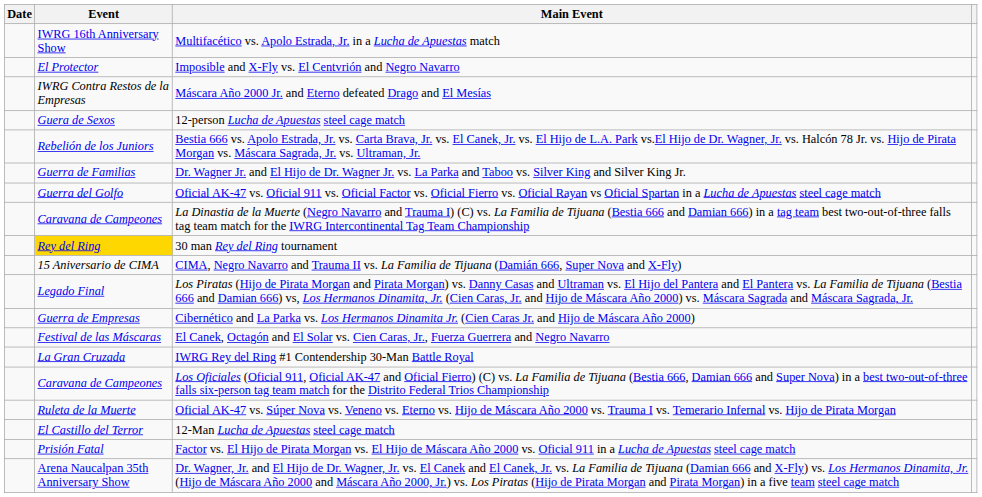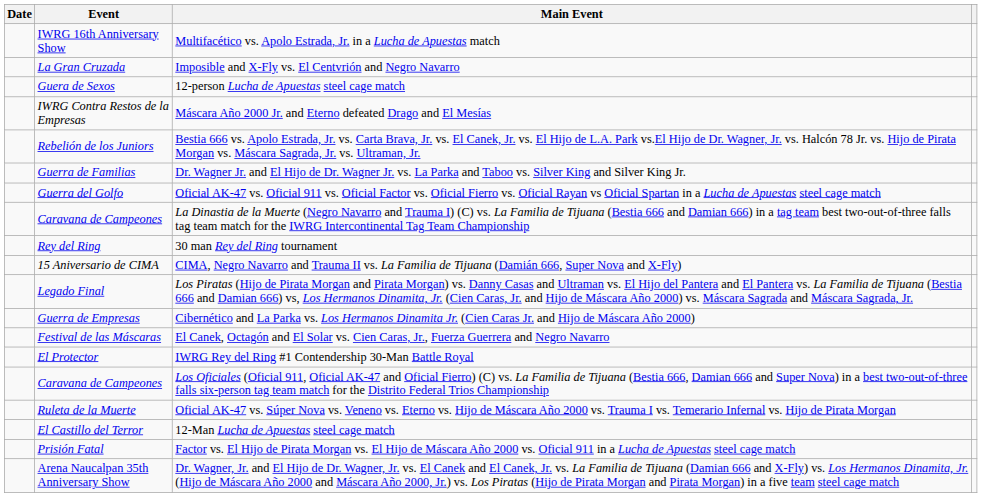(68, 67) El Protector -> (81, 67) La Gran Cruzada
rows swapped: (290, 120) <-> (333, 93)
(69, 245) gold background -> (69, 245) no background
(81, 357) La Gran Cruzada -> (68, 357) El Protector
